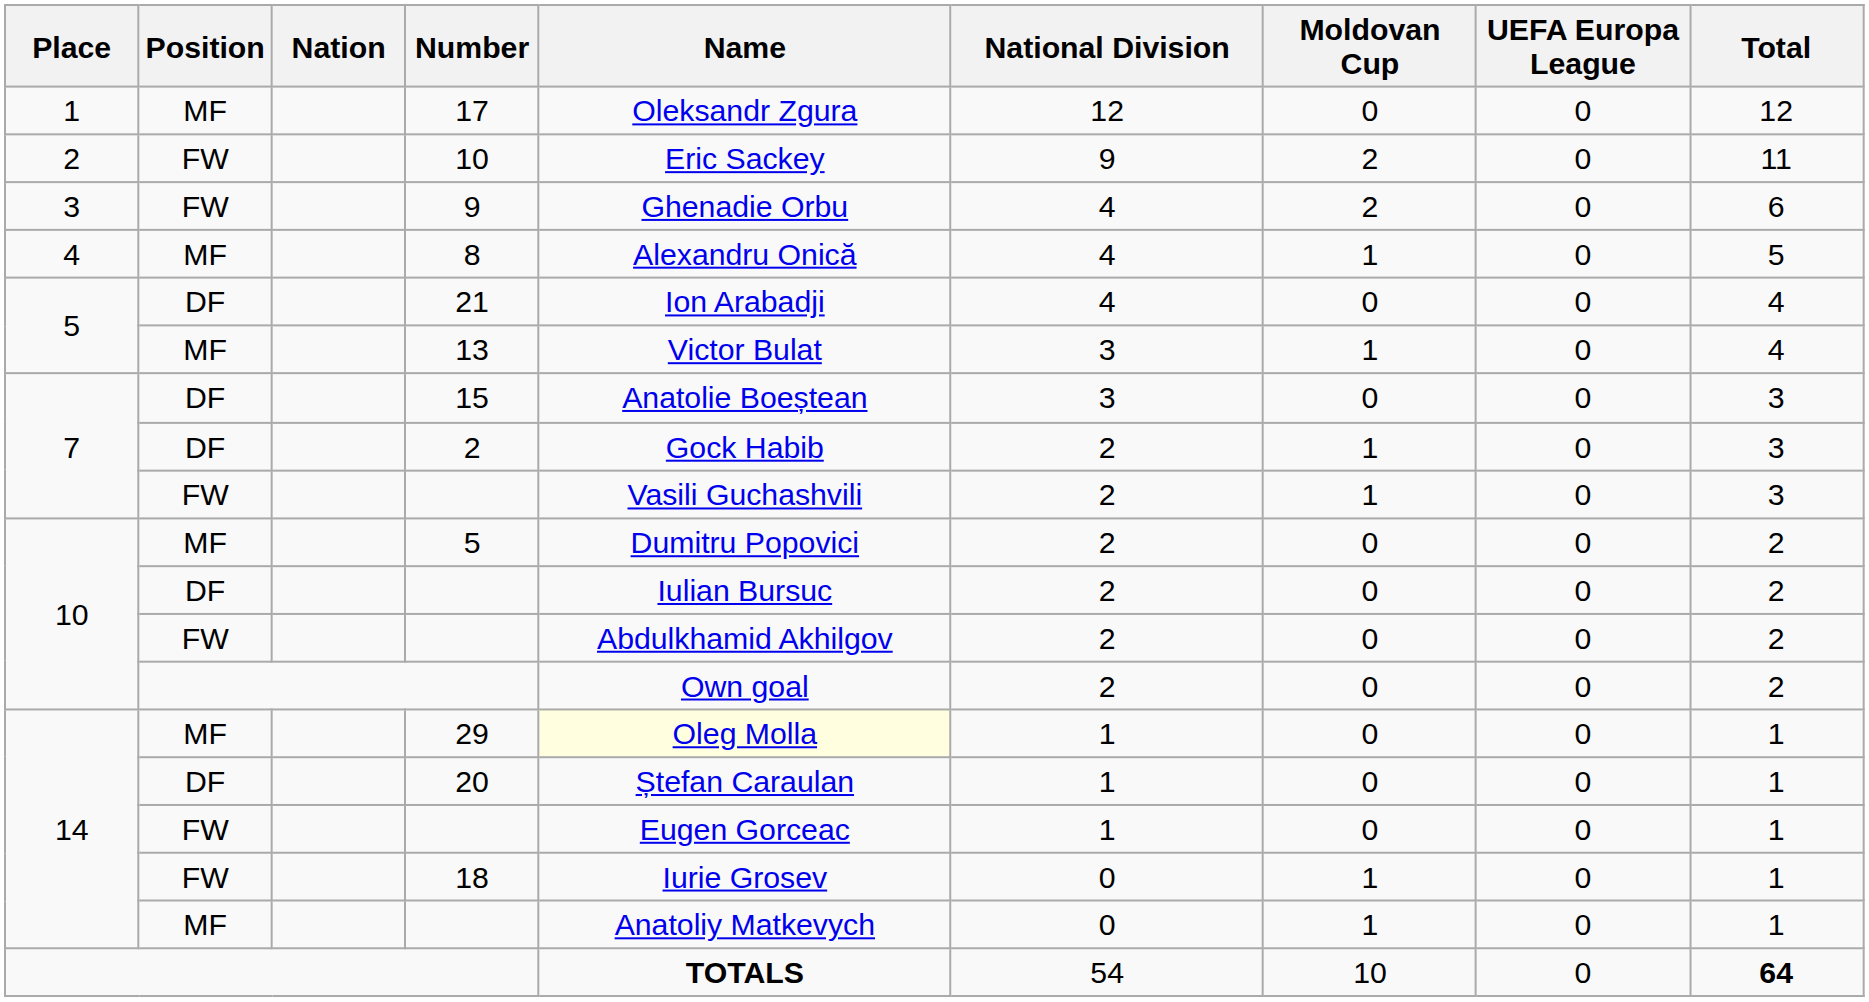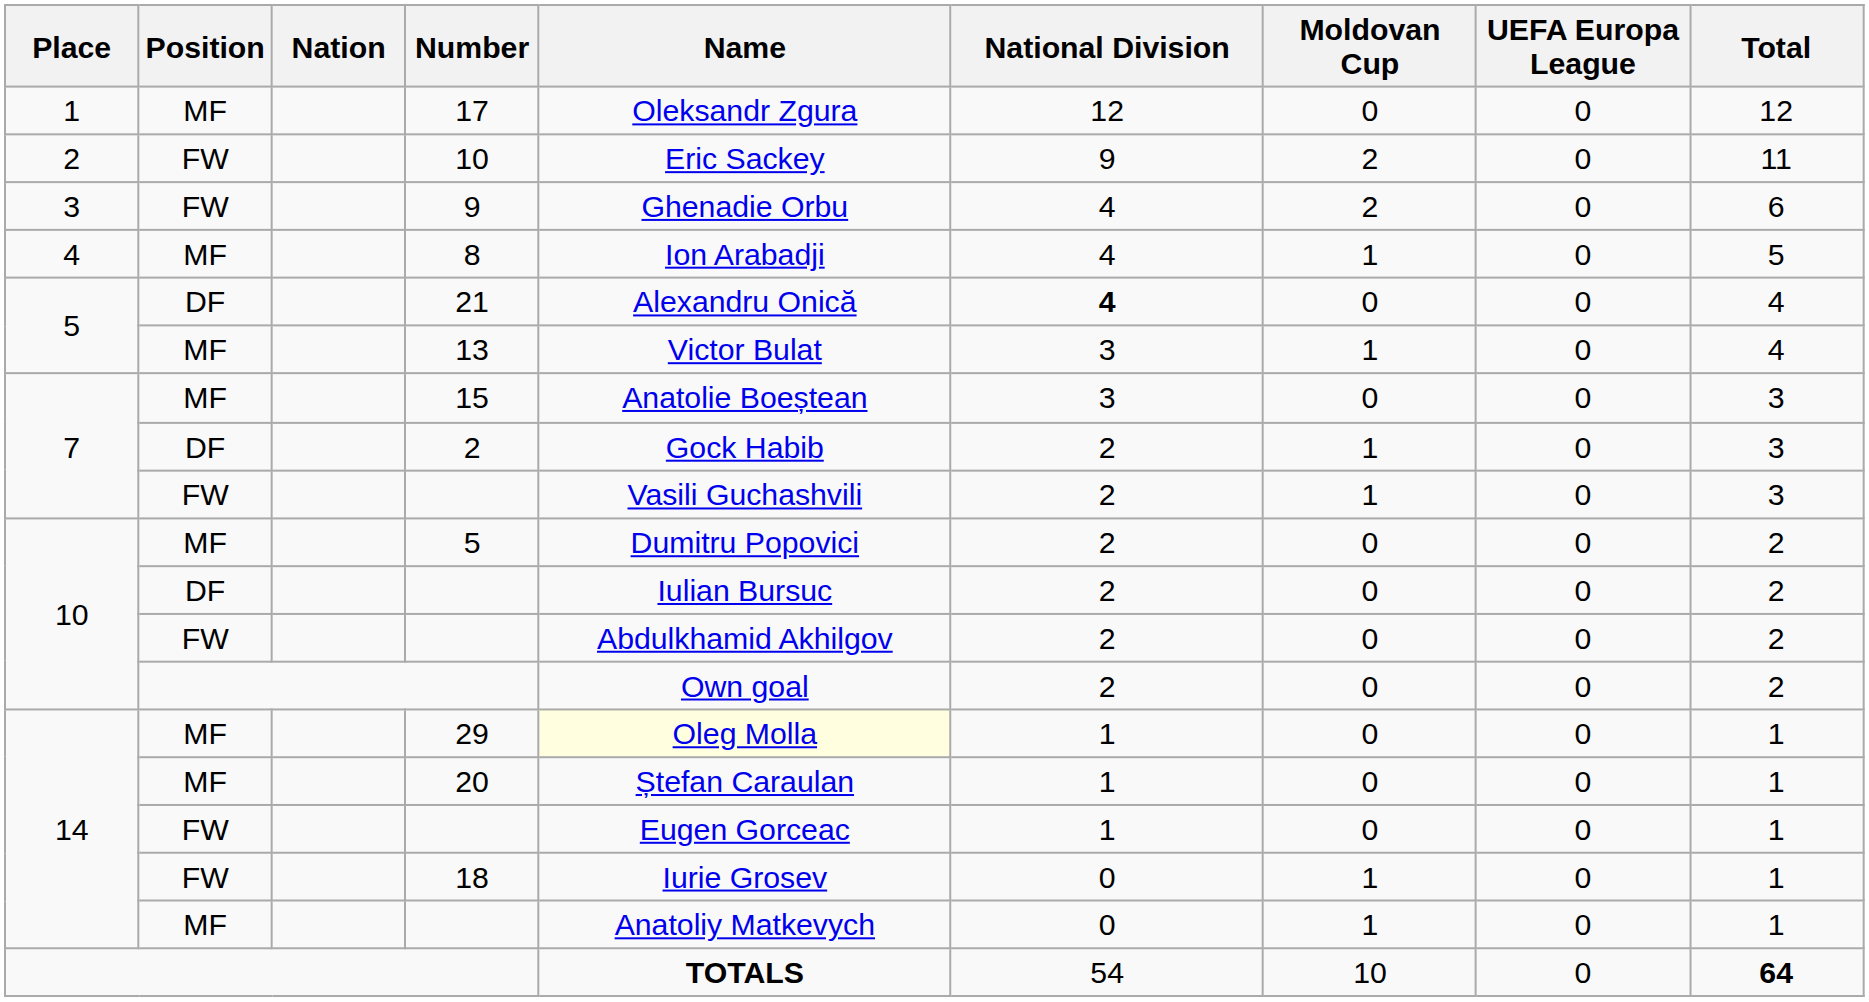(745, 254) Alexandru Onică -> (745, 254) Ion Arabadji
(745, 302) Ion Arabadji -> (745, 302) Alexandru Onică
(1107, 302) normal -> (1107, 302) bold
(205, 398) DF -> (205, 398) MF
(205, 781) DF -> (205, 781) MF
